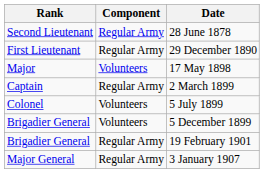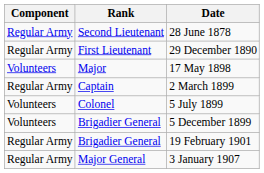columns swapped: (50, 13) <-> (131, 13)
